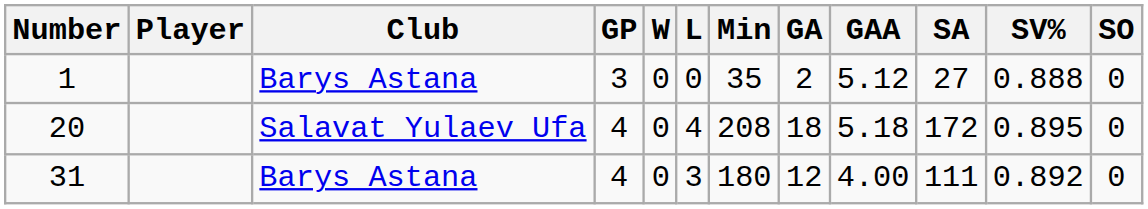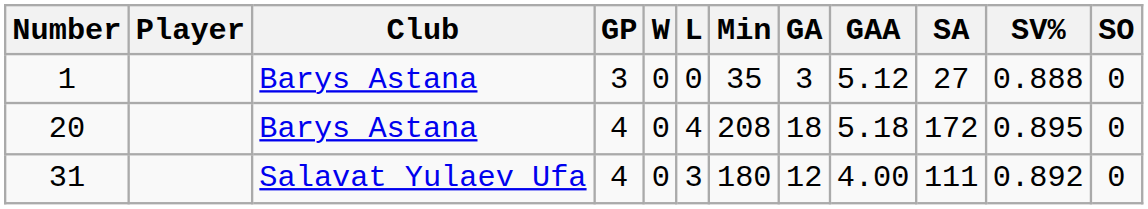(804, 79) 2 -> (804, 79) 3
(423, 129) Salavat Yulaev Ufa -> (368, 129) Barys Astana
(368, 178) Barys Astana -> (423, 178) Salavat Yulaev Ufa
